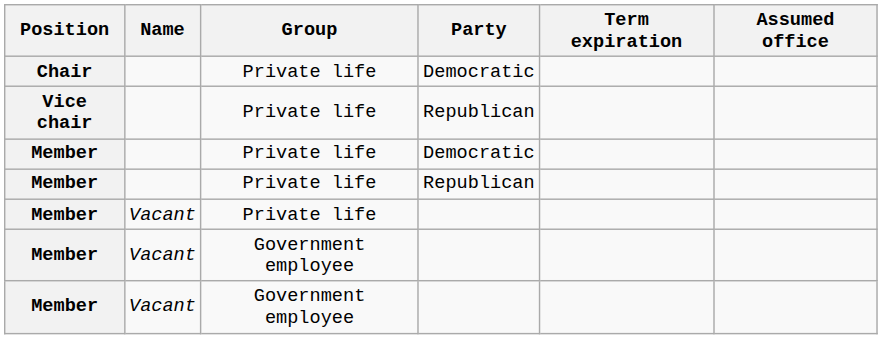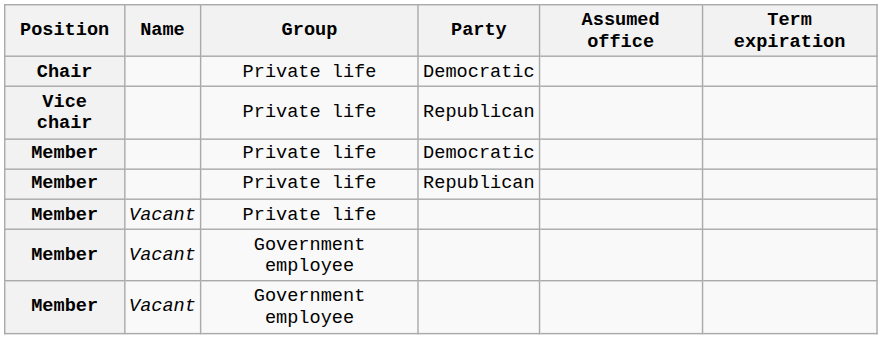columns swapped: (795, 31) <-> (626, 31)
